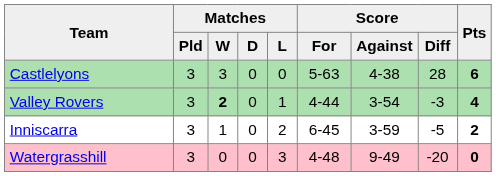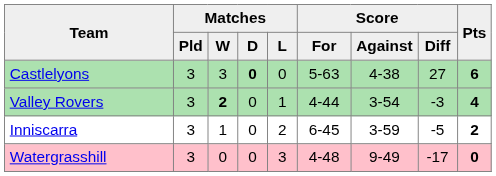(253, 74) normal -> (253, 74) bold
(437, 74) 28 -> (437, 74) 27
(437, 157) -20 -> (437, 157) -17
